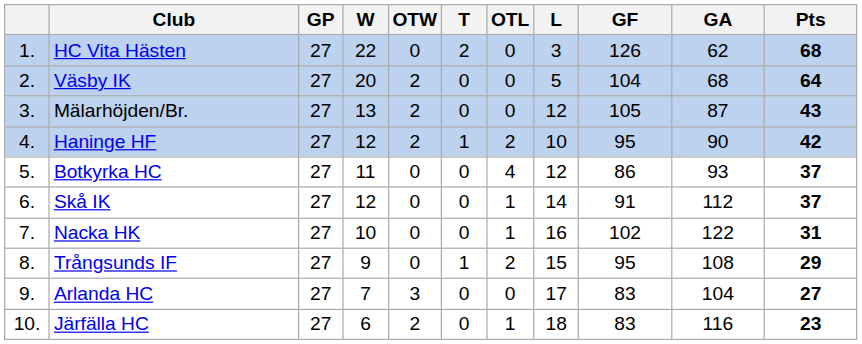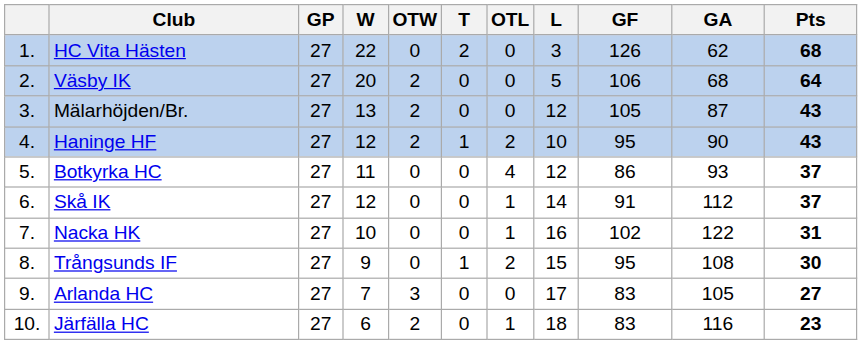(625, 80) 104 -> (625, 80) 106
(811, 141) 42 -> (811, 141) 43
(811, 263) 29 -> (811, 263) 30
(718, 293) 104 -> (718, 293) 105
